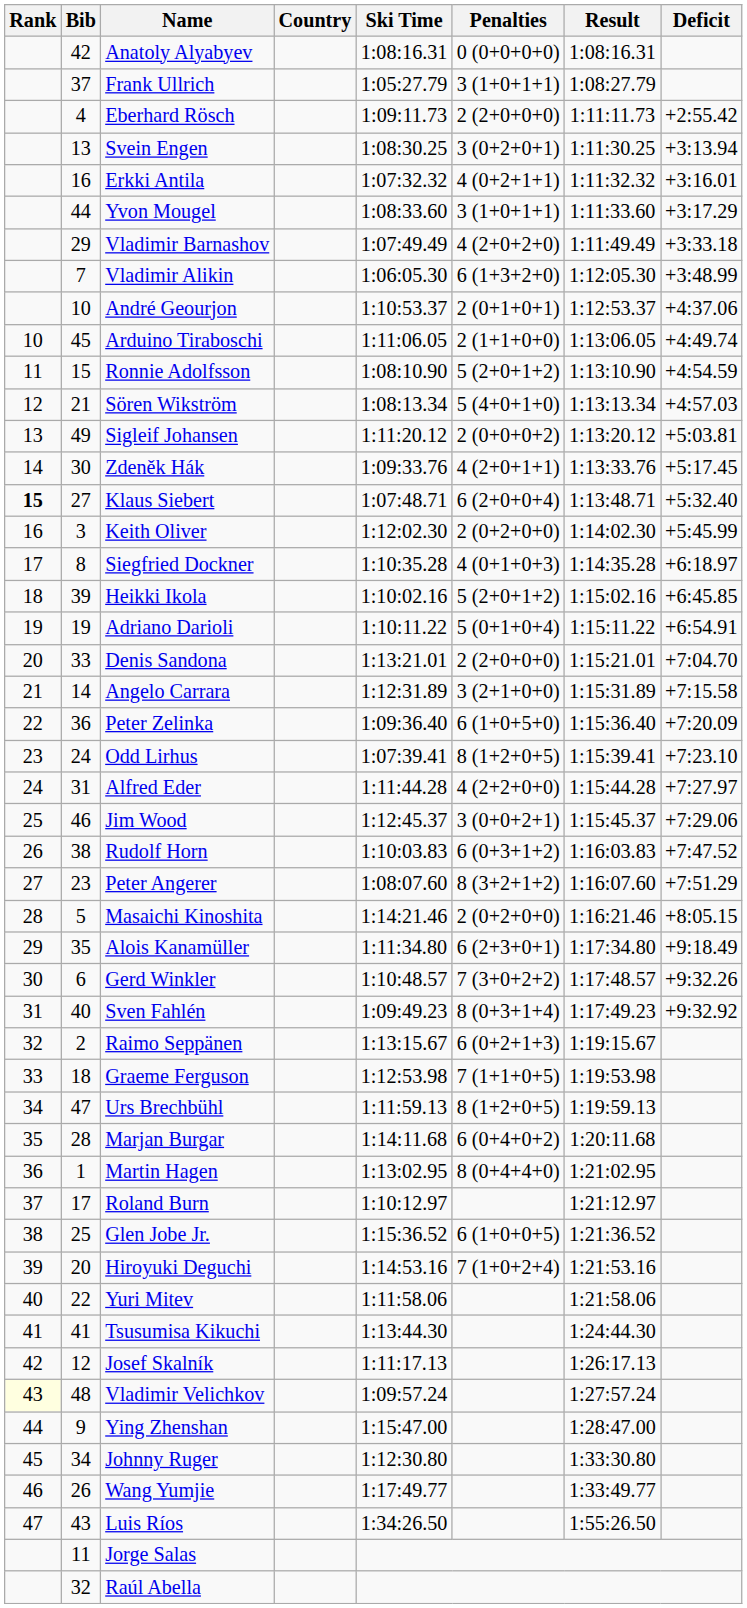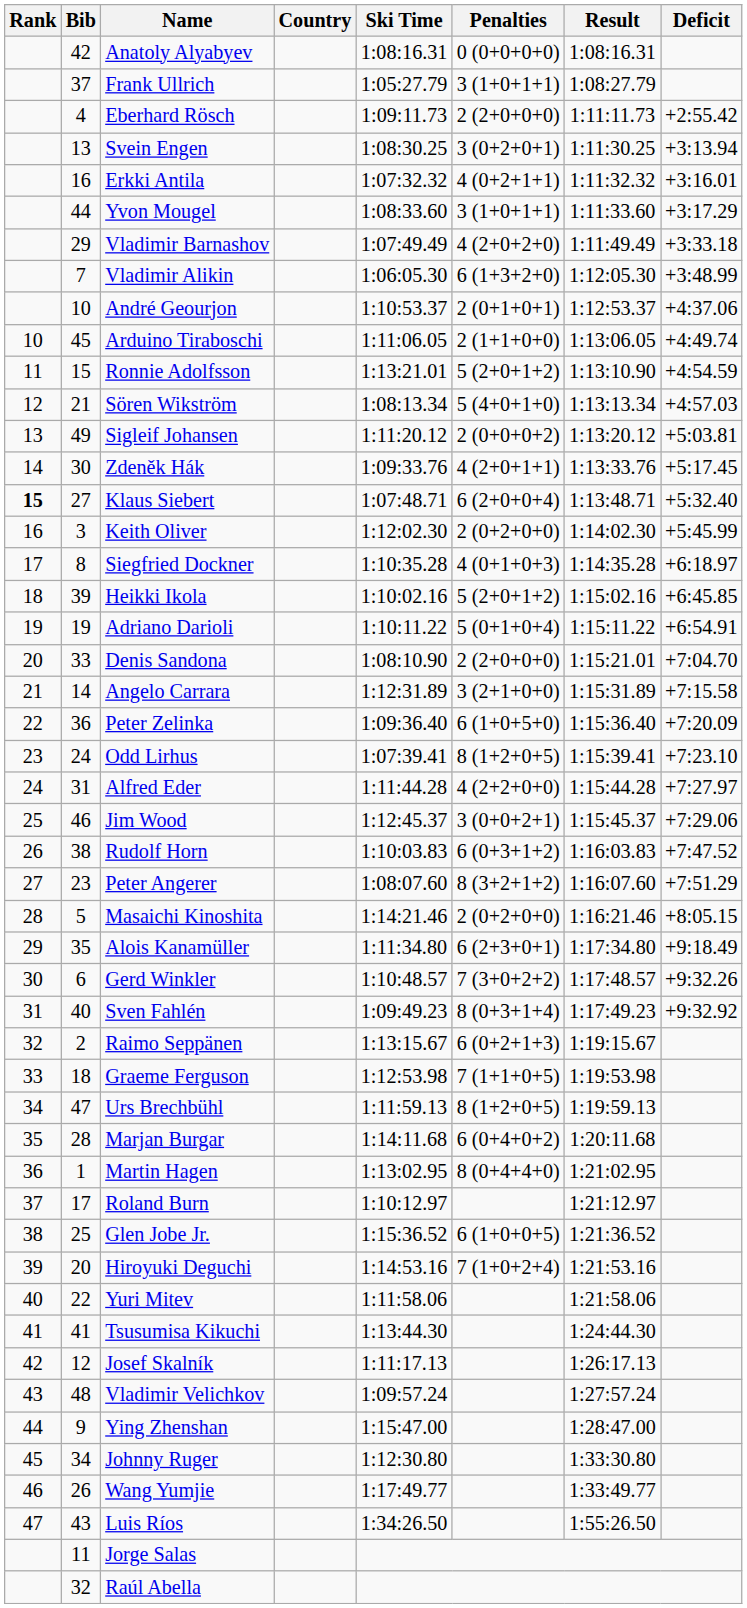(404, 372) 1:08:10.90 -> (404, 372) 1:13:21.01
(404, 659) 1:13:21.01 -> (404, 659) 1:08:10.90
(33, 1395) lightyellow background -> (33, 1395) no background
